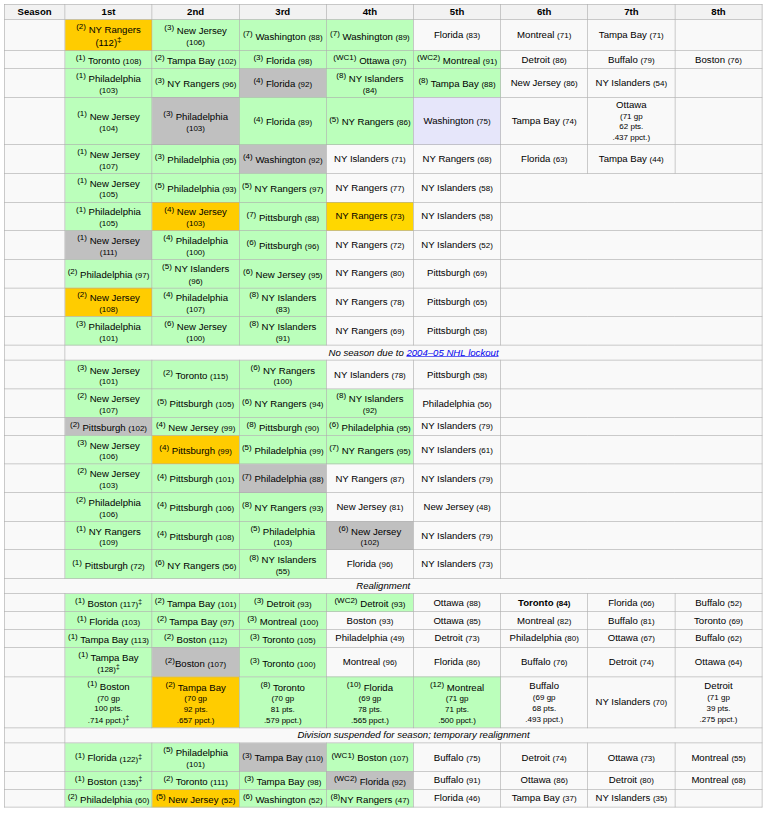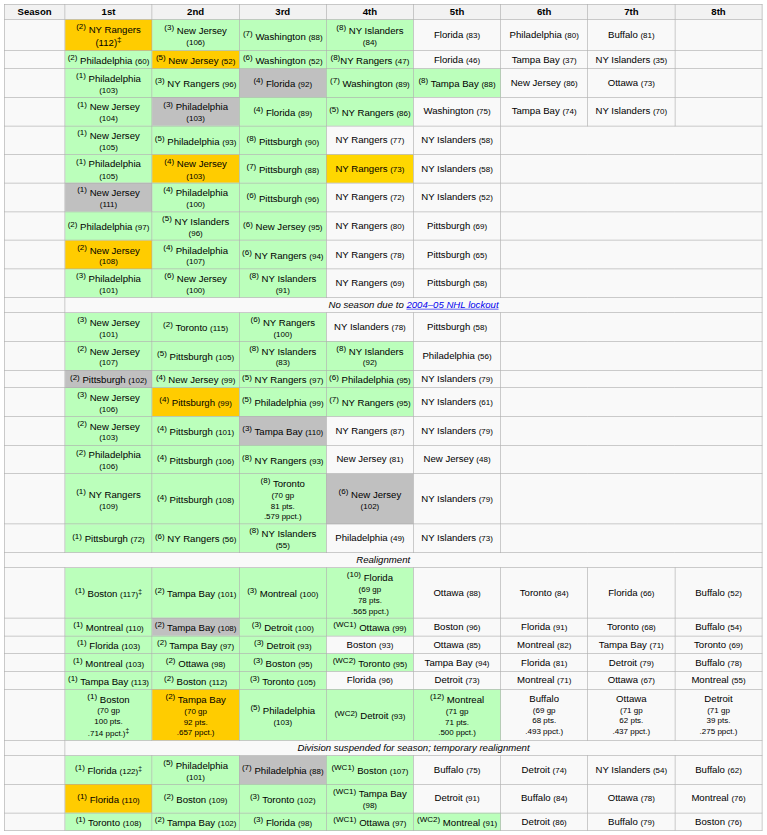(370, 35) (7) Washington (89) -> (370, 35) (8) NY Islanders (84)
(544, 35) Montreal (71) -> (544, 35) Philadelphia (80)
(631, 35) Tampa Bay (71) -> (631, 35) Buffalo (81)
rows swapped: (108, 798) <-> (108, 59)
(370, 83) (8) NY Islanders (84) -> (370, 83) (7) Washington (89)
(631, 83) NY Islanders (54) -> (631, 83) Ottawa (73)
(457, 121) lavender background -> (457, 111) no background
(631, 121) Ottawa (71 gp 62 pts. .437 ppct.) -> (631, 111) NY Islanders (70)
- row: (108, 159)
(283, 187) (5) NY Rangers (97) -> (283, 140) (8) Pittsburgh (90)
(283, 302) (8) NY Islanders (83) -> (283, 254) (6) NY Rangers (94)
(283, 403) (6) NY Rangers (94) -> (283, 355) (8) NY Islanders (83)
(283, 426) (8) Pittsburgh (90) -> (283, 379) (5) NY Rangers (97)
(283, 478) (7) Philadelphia (88) -> (283, 430) (3) Tampa Bay (110)
(283, 535) (5) Philadelphia (103) -> (283, 499) (8) Toronto (70 gp 81 pts. .579 ppct.)
(370, 564) Florida (96) -> (370, 538) Philadelphia (49)
(283, 602) (3) Detroit (93) -> (283, 593) (3) Montreal (100)
(370, 602) (WC2) Detroit (93) -> (370, 593) (10) Florida (69 gp 78 pts. .565 ppct.)
(544, 602) bold -> (544, 593) normal
+ row: (108, 627)
(283, 620) (3) Montreal (100) -> (283, 644) (3) Detroit (93)
(631, 620) Buffalo (81) -> (631, 644) Tampa Bay (71)
+ row: (108, 662)
(370, 638) Philadelphia (49) -> (370, 680) Florida (96)
(544, 638) Philadelphia (80) -> (544, 680) Montreal (71)
(719, 638) Buffalo (62) -> (718, 680) Montreal (55)
- row: (108, 662)
(283, 702) (8) Toronto (70 gp 81 pts. .579 ppct.) -> (283, 715) (5) Philadelphia (103)
(370, 702) (10) Florida (69 gp 78 pts. .565 ppct.) -> (370, 715) (WC2) Detroit (93)
(631, 702) NY Islanders (70) -> (631, 715) Ottawa (71 gp 62 pts. .437 ppct.)
(283, 757) (3) Tampa Bay (110) -> (283, 770) (7) Philadelphia (88)
(631, 757) Ottawa (73) -> (631, 770) NY Islanders (54)
(718, 757) Montreal (55) -> (719, 770) Buffalo (62)
- row: (108, 780)
+ row: (108, 798)
